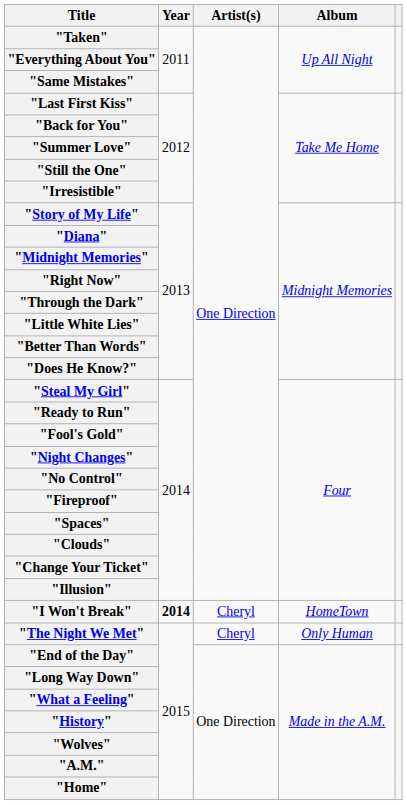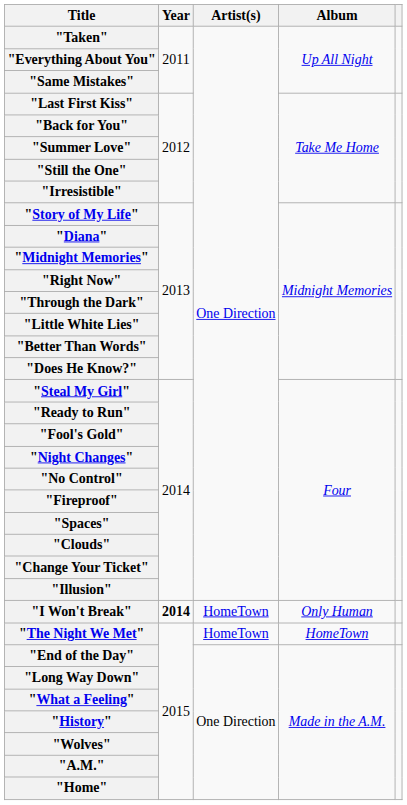(236, 611) Cheryl -> (236, 611) HomeTown
(337, 611) HomeTown -> (337, 611) Only Human
(236, 633) Cheryl -> (236, 633) HomeTown
(337, 633) Only Human -> (337, 633) HomeTown
